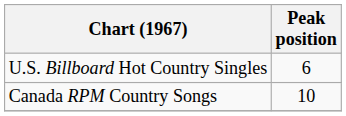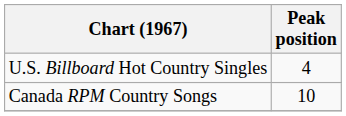(306, 67) 6 -> (306, 67) 4
